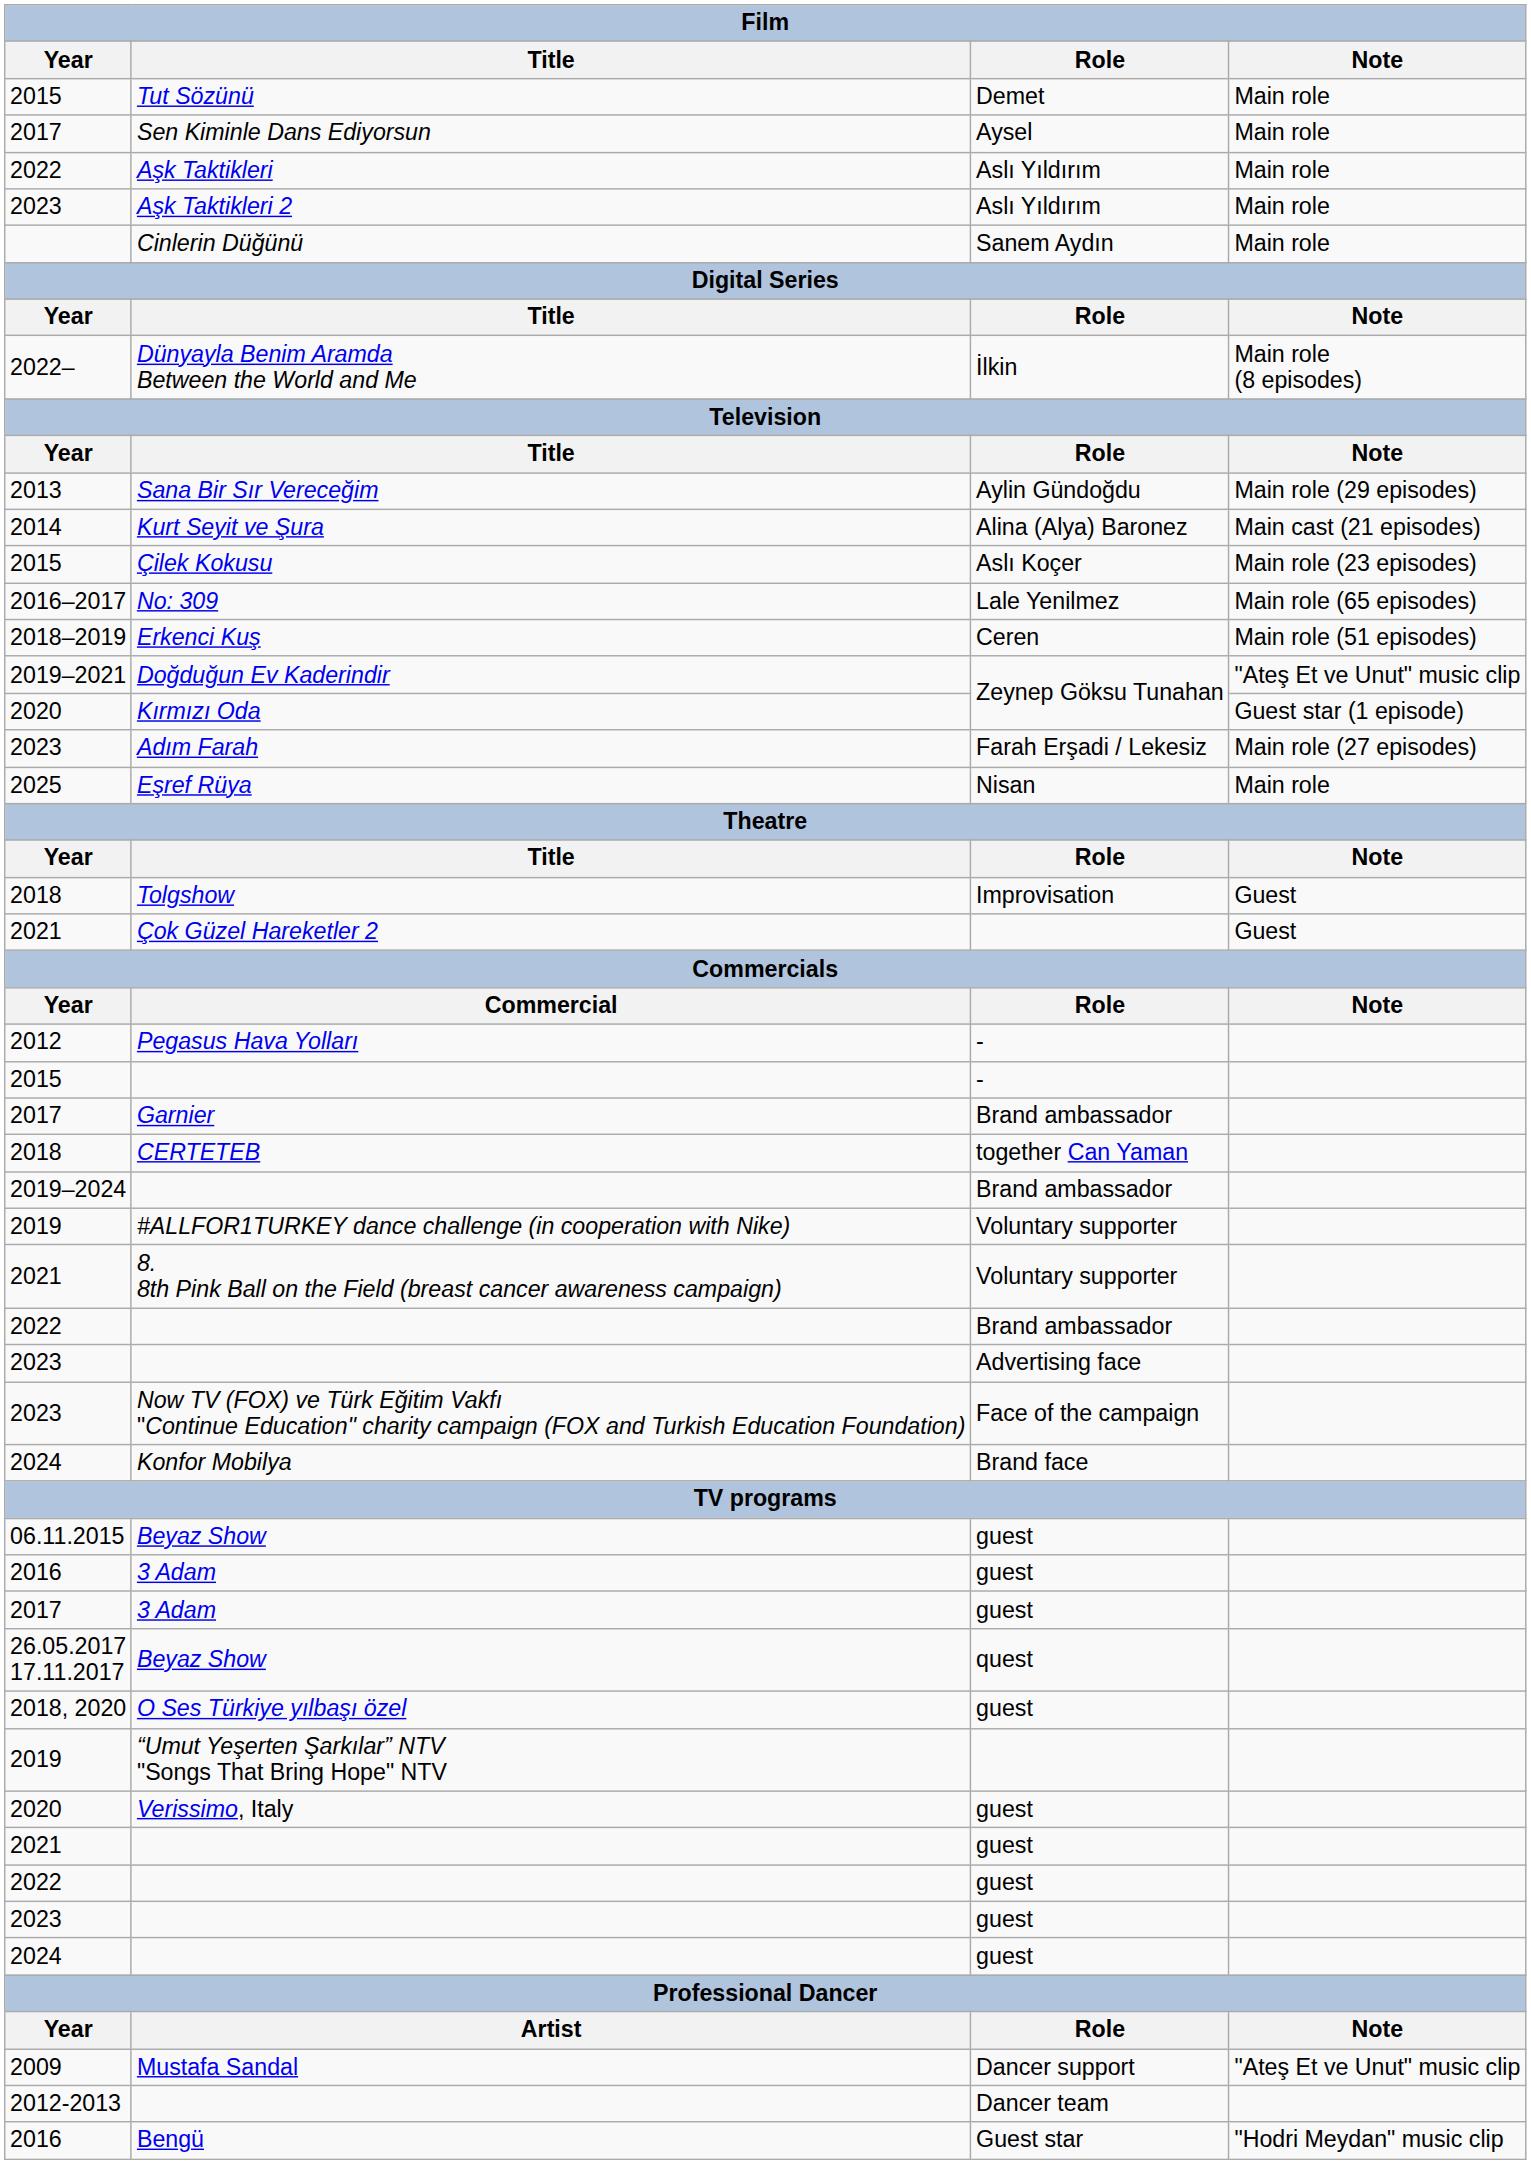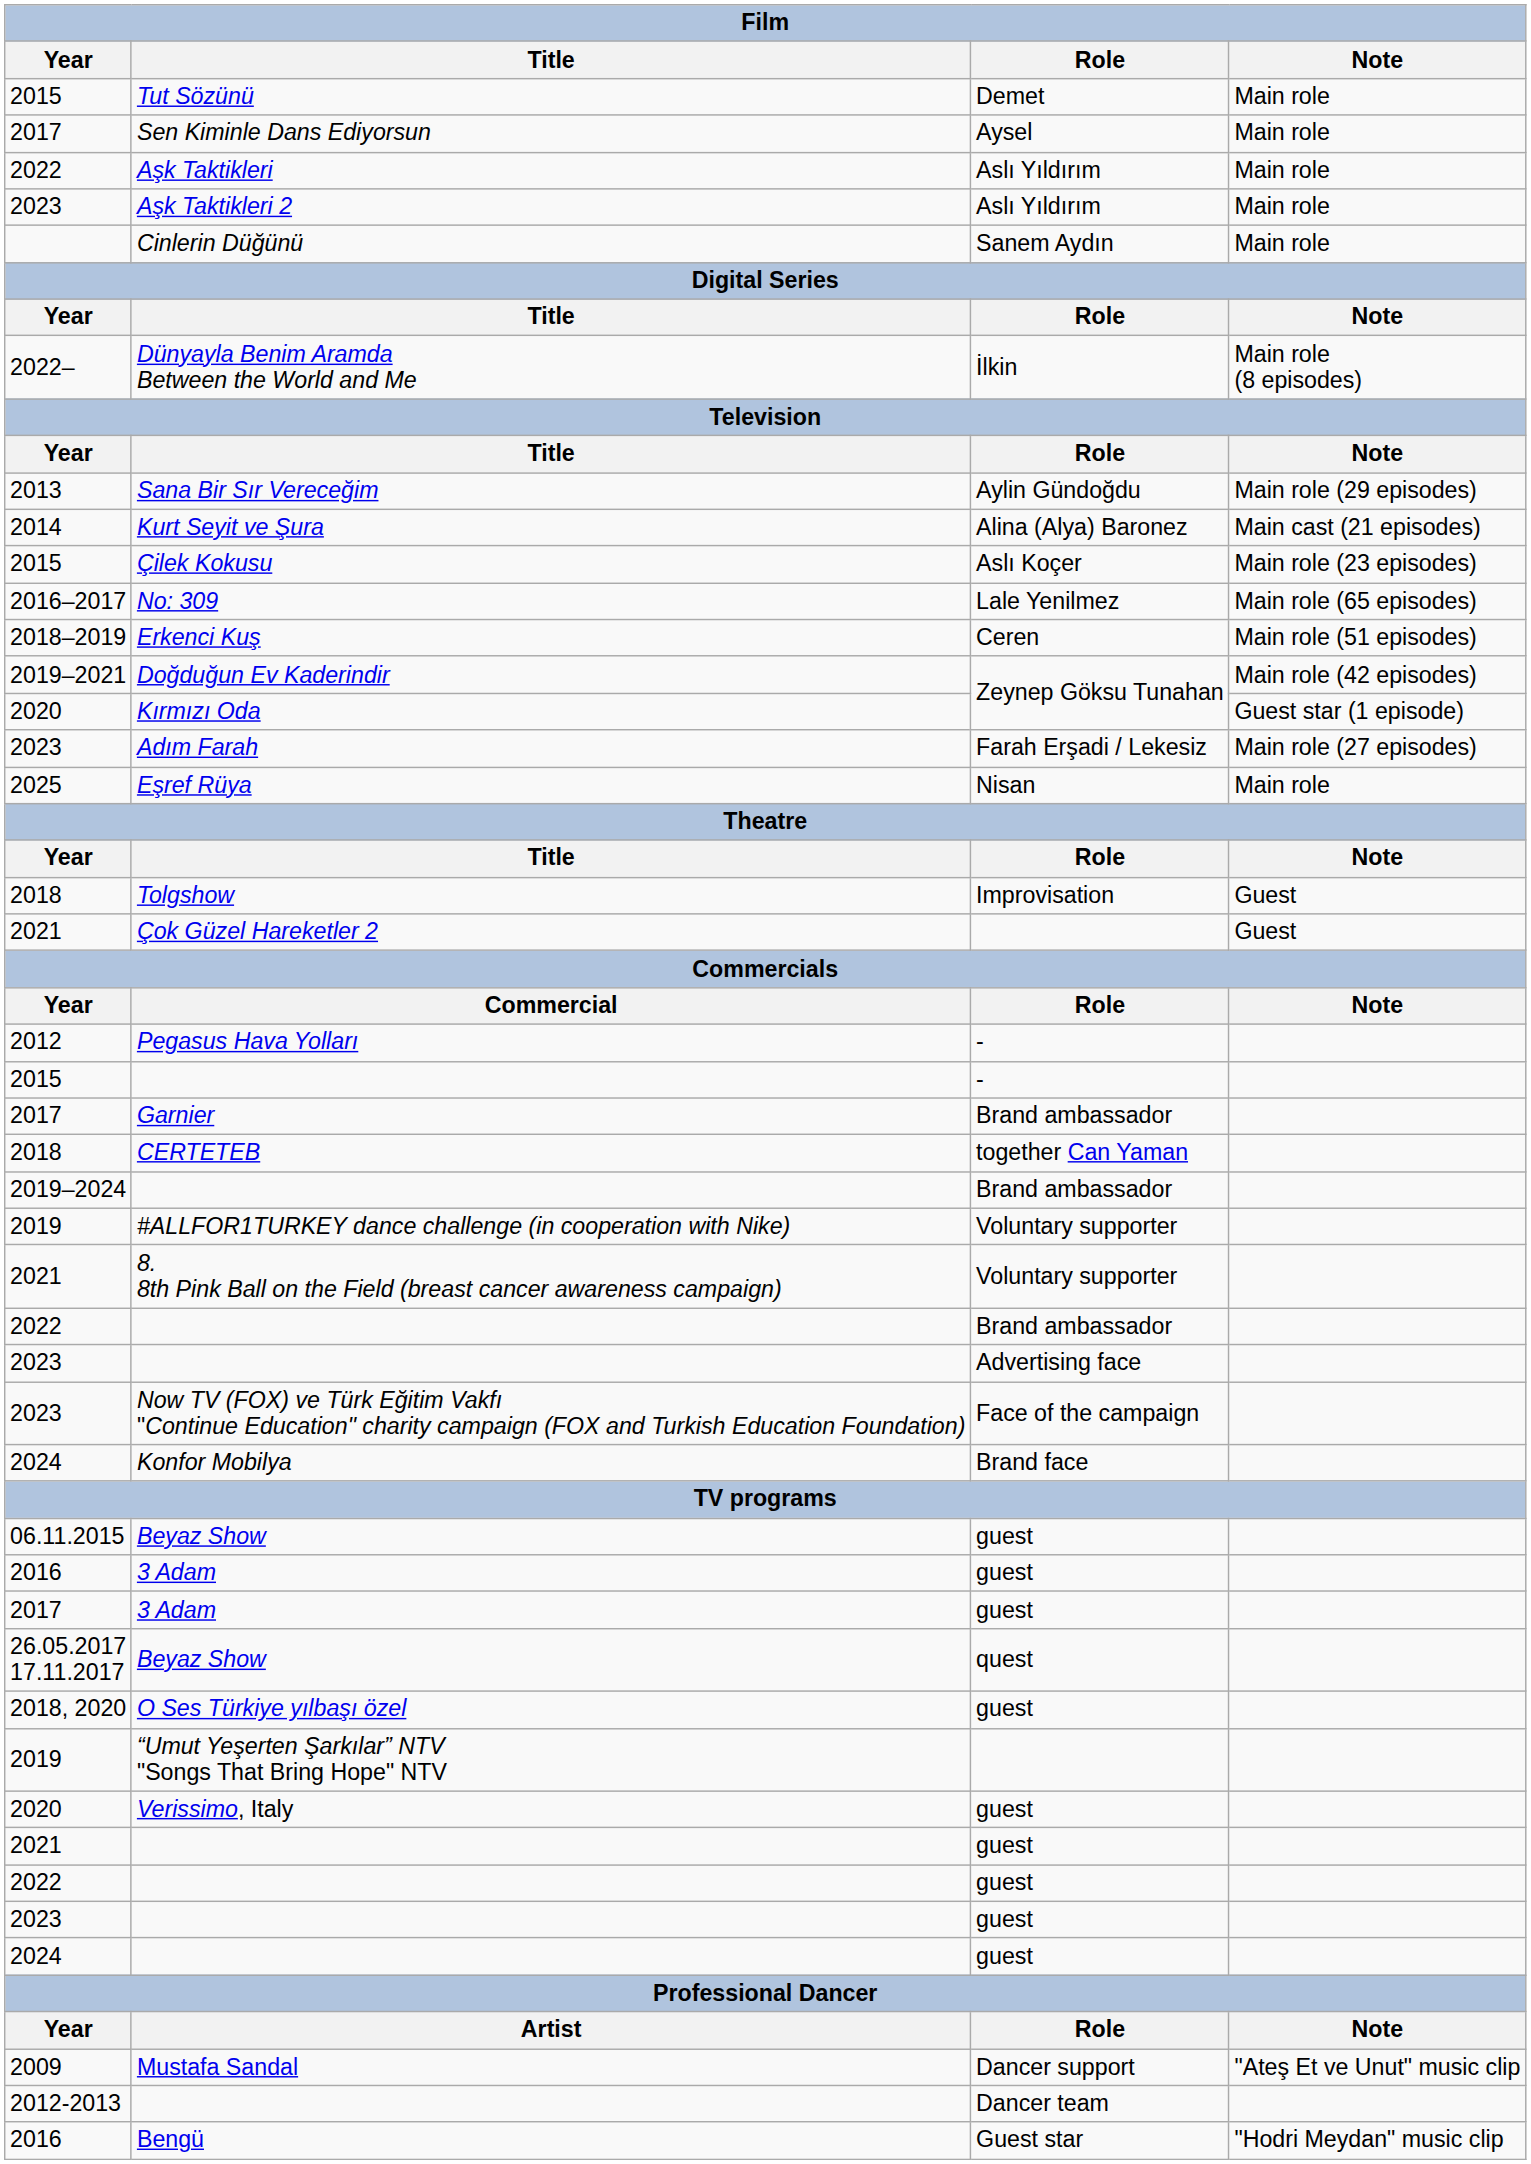(1377, 674) "Ateş Et ve Unut" music clip -> (1356, 674) Main role (42 episodes)
